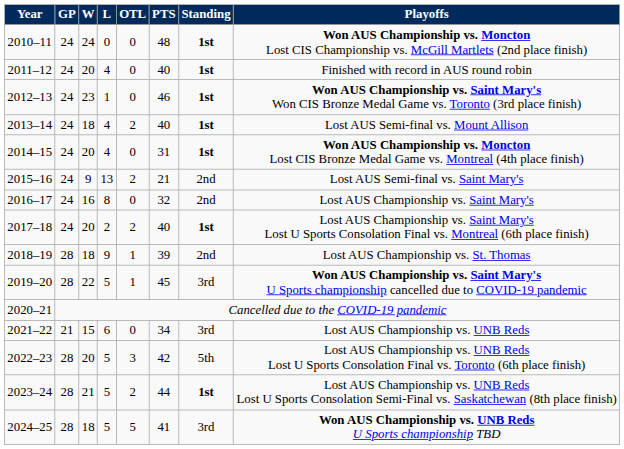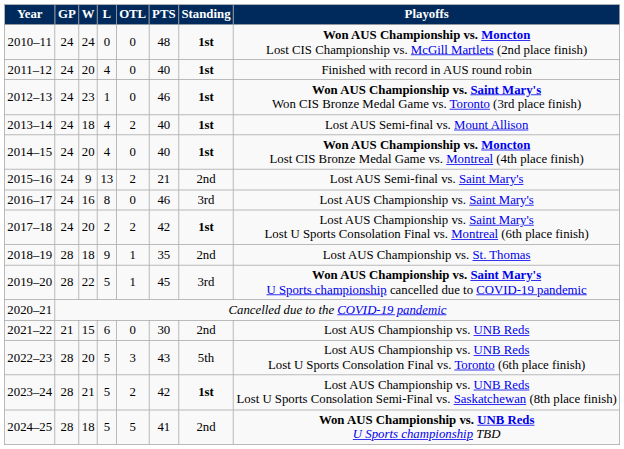(164, 152) 31 -> (164, 152) 40
(164, 199) 32 -> (164, 199) 46
(206, 199) 2nd -> (206, 199) 3rd
(164, 227) 40 -> (164, 227) 42
(164, 254) 39 -> (164, 254) 35
(164, 330) 34 -> (164, 330) 30
(206, 330) 3rd -> (206, 330) 2nd
(164, 357) 42 -> (164, 357) 43
(164, 392) 44 -> (164, 392) 42
(206, 427) 3rd -> (206, 427) 2nd
